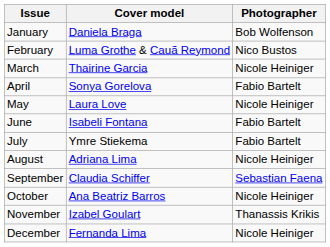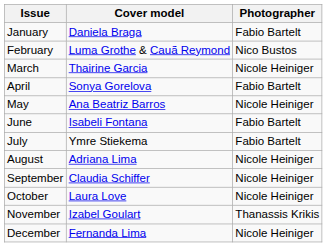(274, 31) Bob Wolfenson -> (268, 31) Fabio Bartelt
(97, 104) Laura Love -> (117, 104) Ana Beatriz Barros
(279, 178) Sebastian Faena -> (274, 178) Nicole Heiniger
(117, 196) Ana Beatriz Barros -> (97, 196) Laura Love
